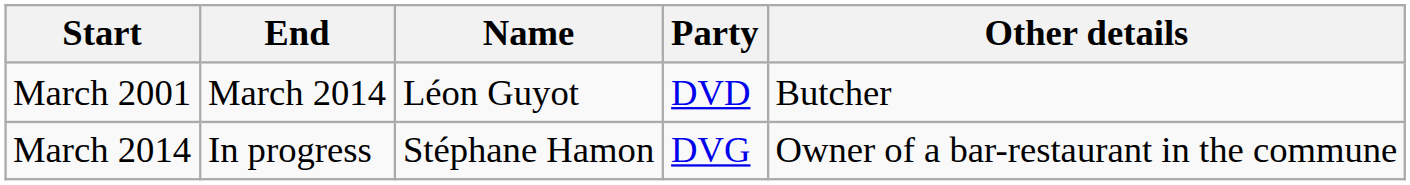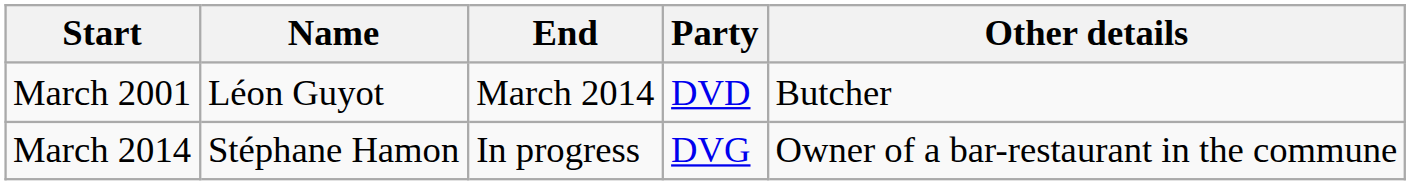columns swapped: (297, 33) <-> (529, 33)
